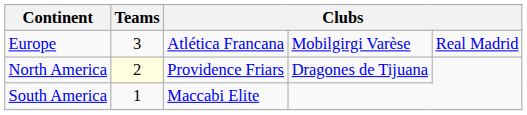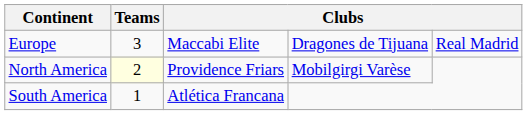(226, 43) Atlética Francana -> (213, 43) Maccabi Elite
(351, 43) Mobilgirgi Varèse -> (360, 43) Dragones de Tijuana
(360, 69) Dragones de Tijuana -> (351, 69) Mobilgirgi Varèse
(213, 95) Maccabi Elite -> (226, 95) Atlética Francana
